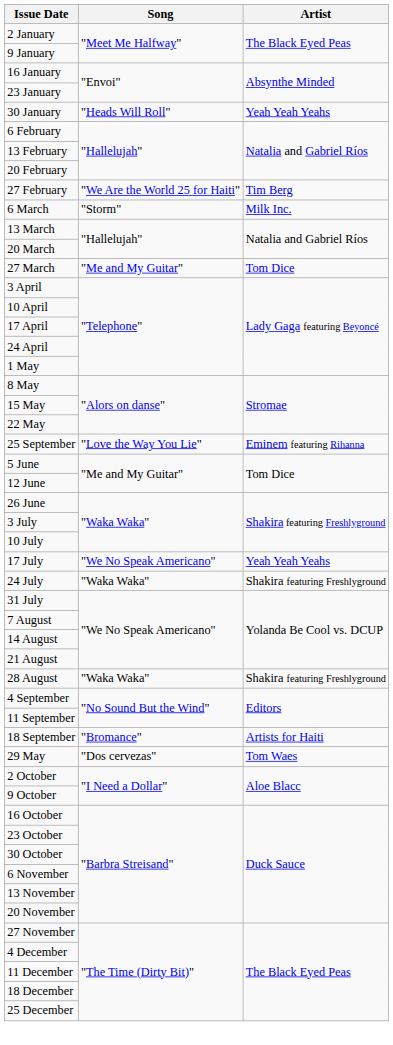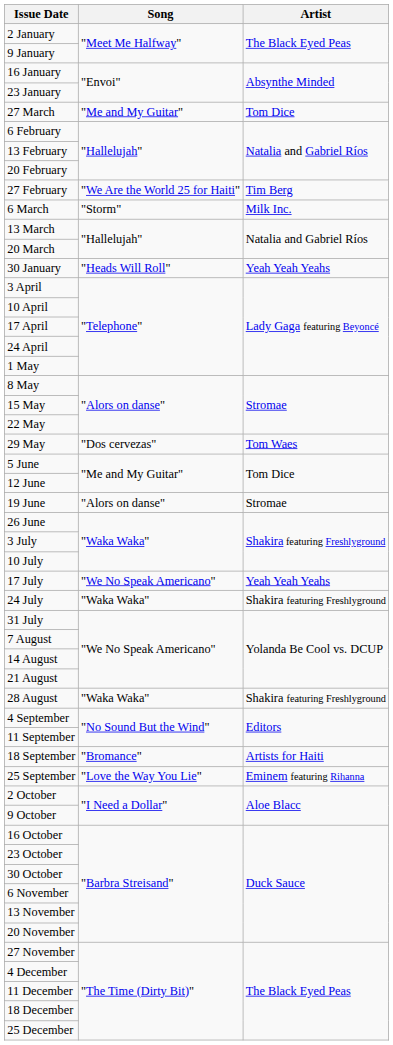rows swapped: (34, 111) <-> (31, 268)
rows swapped: (26, 756) <-> (41, 444)
+ row: (26, 502)
